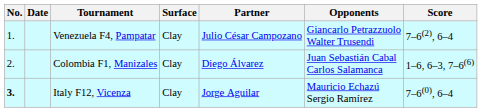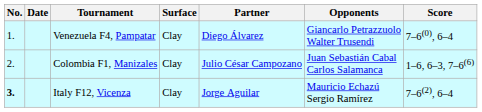(252, 35) Julio César Campozano -> (233, 35) Diego Álvarez
(429, 35) 7–6(2), 6–4 -> (429, 35) 7–6(0), 6–4
(233, 64) Diego Álvarez -> (252, 64) Julio César Campozano
(429, 92) 7–6(0), 6–4 -> (429, 92) 7–6(2), 6–4
